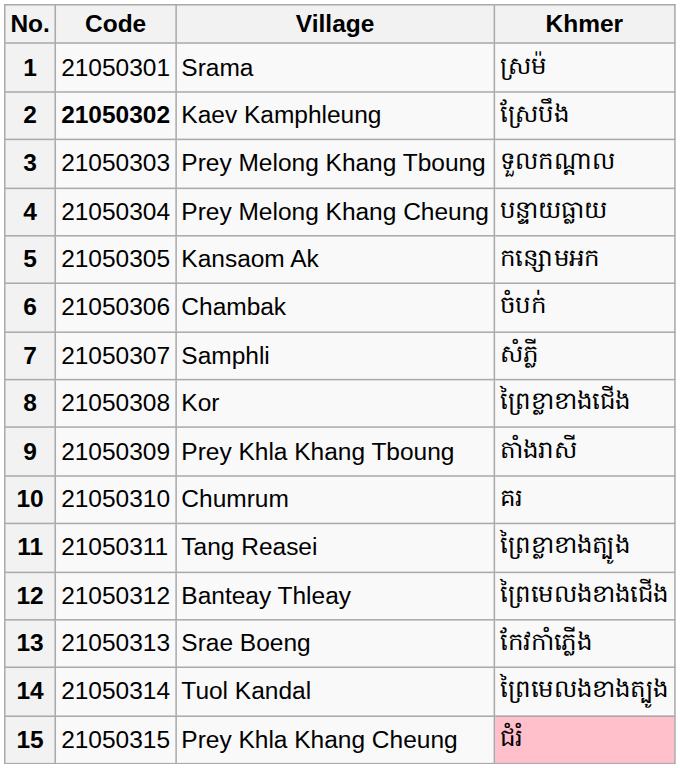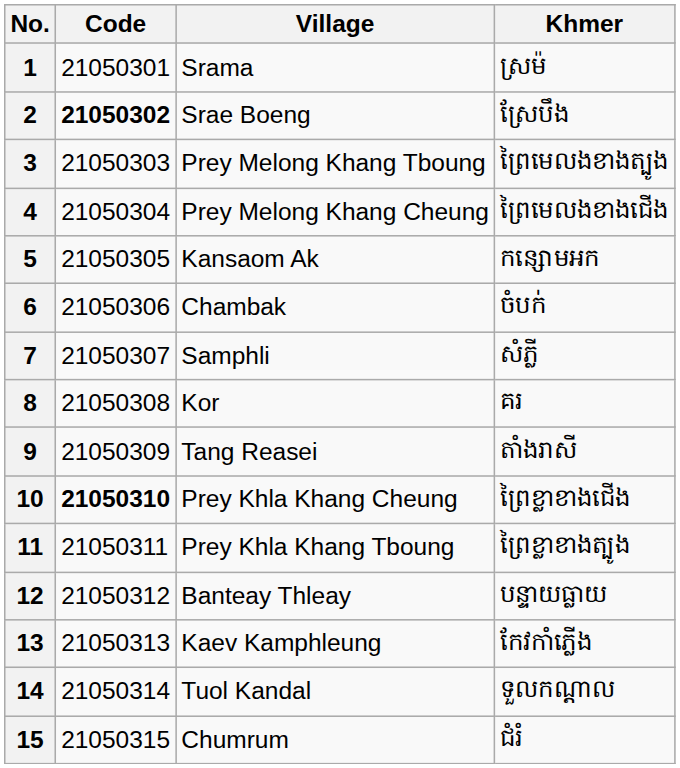(281, 115) Kaev Kamphleung -> (246, 115) Srae Boeng
(558, 161) ទួលកណ្ដាល -> (584, 161) ព្រៃមេលងខាងត្បូង
(554, 209) បន្ទាយធ្លាយ -> (584, 209) ព្រៃមេលងខាងជើង
(565, 401) ព្រៃខ្លាខាងជើង -> (512, 401) គរ
(318, 451) Prey Khla Khang Tboung -> (249, 451) Tang Reasei
(116, 499) normal -> (116, 499) bold
(235, 499) Chumrum -> (319, 499) Prey Khla Khang Cheung
(512, 497) គរ -> (565, 497) ព្រៃខ្លាខាងជើង
(249, 547) Tang Reasei -> (318, 547) Prey Khla Khang Tboung
(584, 593) ព្រៃមេលងខាងជើង -> (554, 593) បន្ទាយធ្លាយ
(246, 643) Srae Boeng -> (281, 643) Kaev Kamphleung
(584, 689) ព្រៃមេលងខាងត្បូង -> (558, 689) ទួលកណ្ដាល
(319, 739) Prey Khla Khang Cheung -> (235, 739) Chumrum
(512, 737) pink background -> (512, 737) no background
